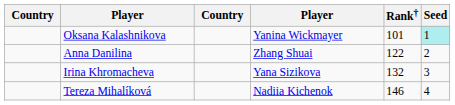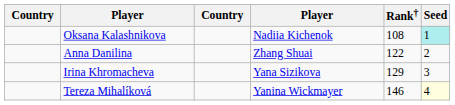(298, 35) Yanina Wickmayer -> (293, 35) Nadiia Kichenok
(395, 35) 101 -> (395, 35) 108
(395, 72) 132 -> (395, 72) 129
(293, 91) Nadiia Kichenok -> (298, 91) Yanina Wickmayer
(427, 91) no background -> (427, 91) lightyellow background
